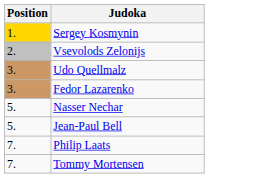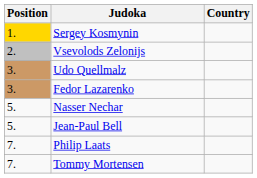+ column: (228, 13)
